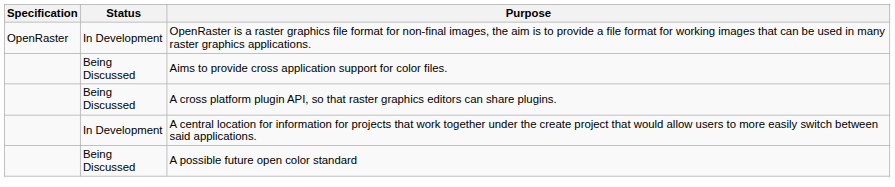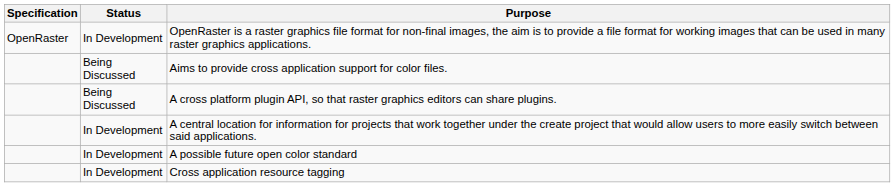(109, 161) Being Discussed -> (123, 154) In Development
+ row: (257, 172)
